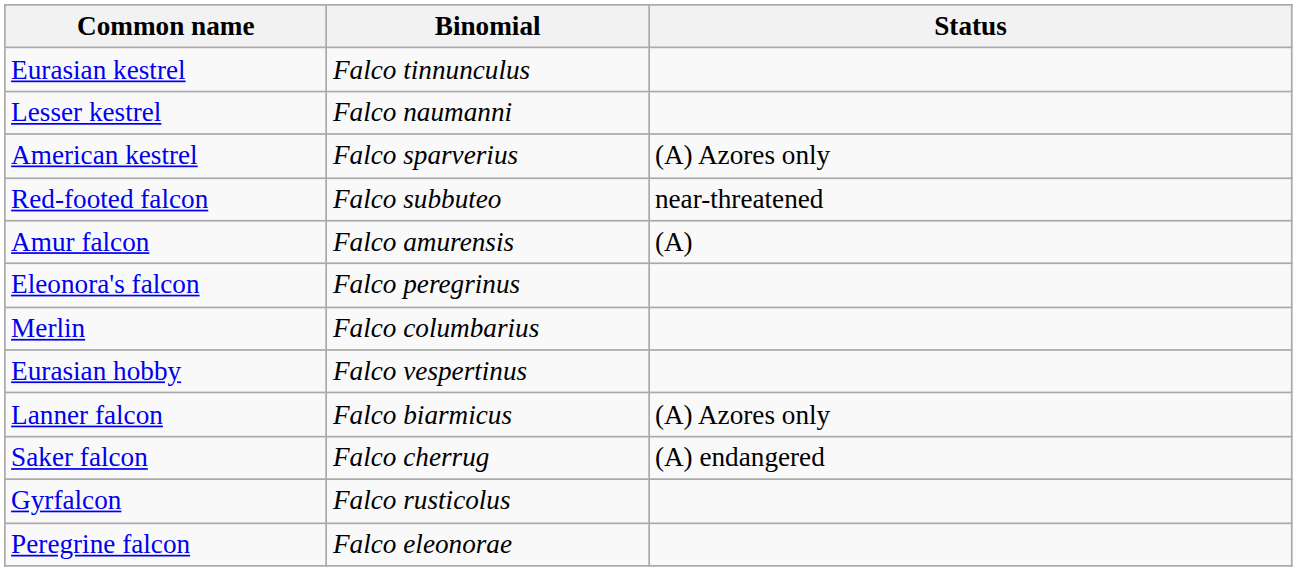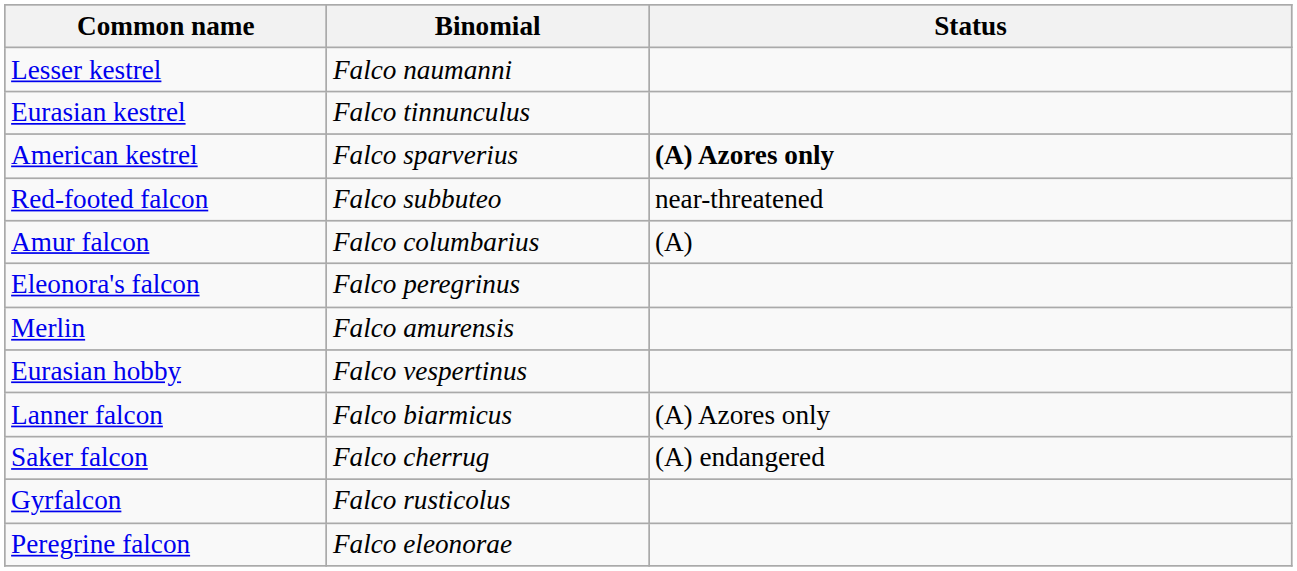rows swapped: (86, 112) <-> (98, 69)
(743, 155) normal -> (745, 155) bold
(424, 241) Falco amurensis -> (436, 241) Falco columbarius
(436, 328) Falco columbarius -> (424, 328) Falco amurensis
